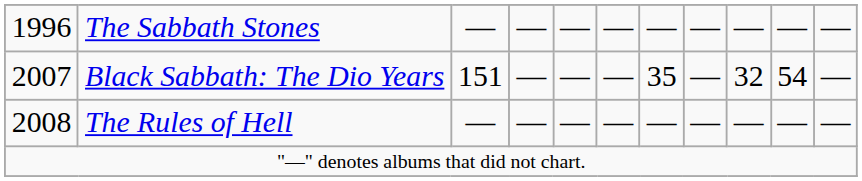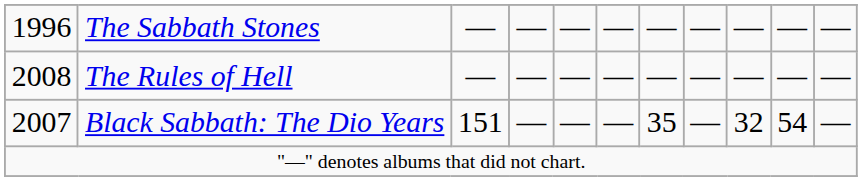rows swapped: (265, 75) <-> (189, 122)
